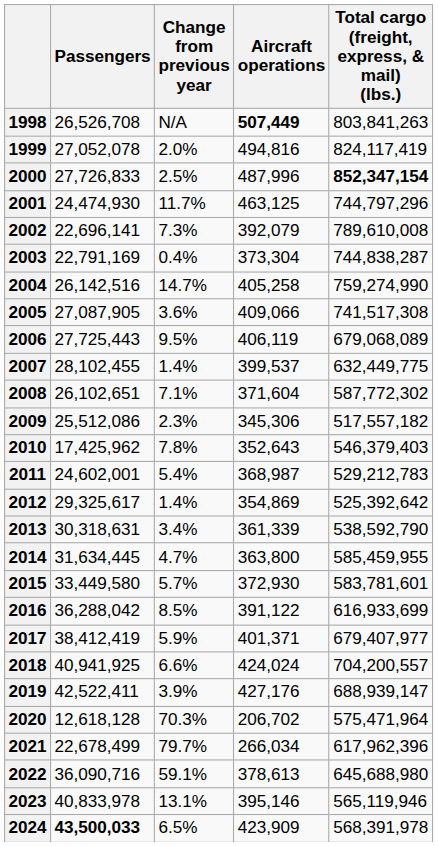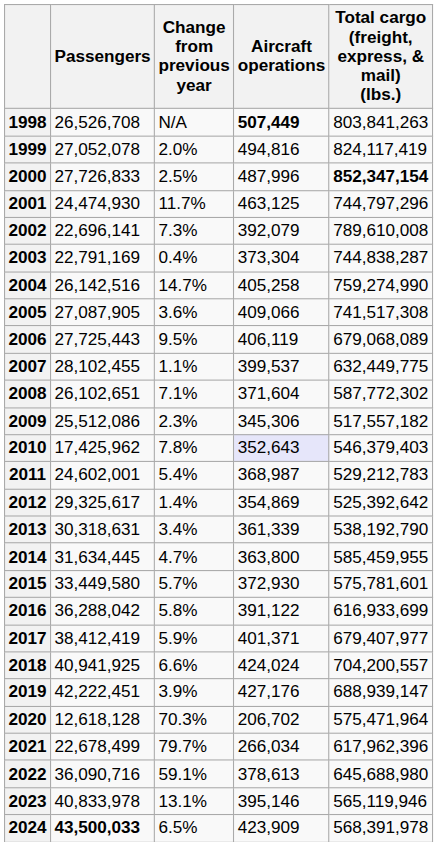(178, 366) 1.4% -> (178, 366) 1.1%
(269, 448) no background -> (269, 448) lavender background
(381, 529) 538,592,790 -> (381, 529) 538,192,790
(381, 583) 583,781,601 -> (381, 583) 575,781,601
(178, 610) 8.5% -> (178, 610) 5.8%
(97, 692) 42,522,411 -> (97, 692) 42,222,451
